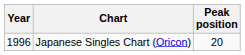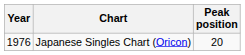(19, 42) 1996 -> (19, 42) 1976
